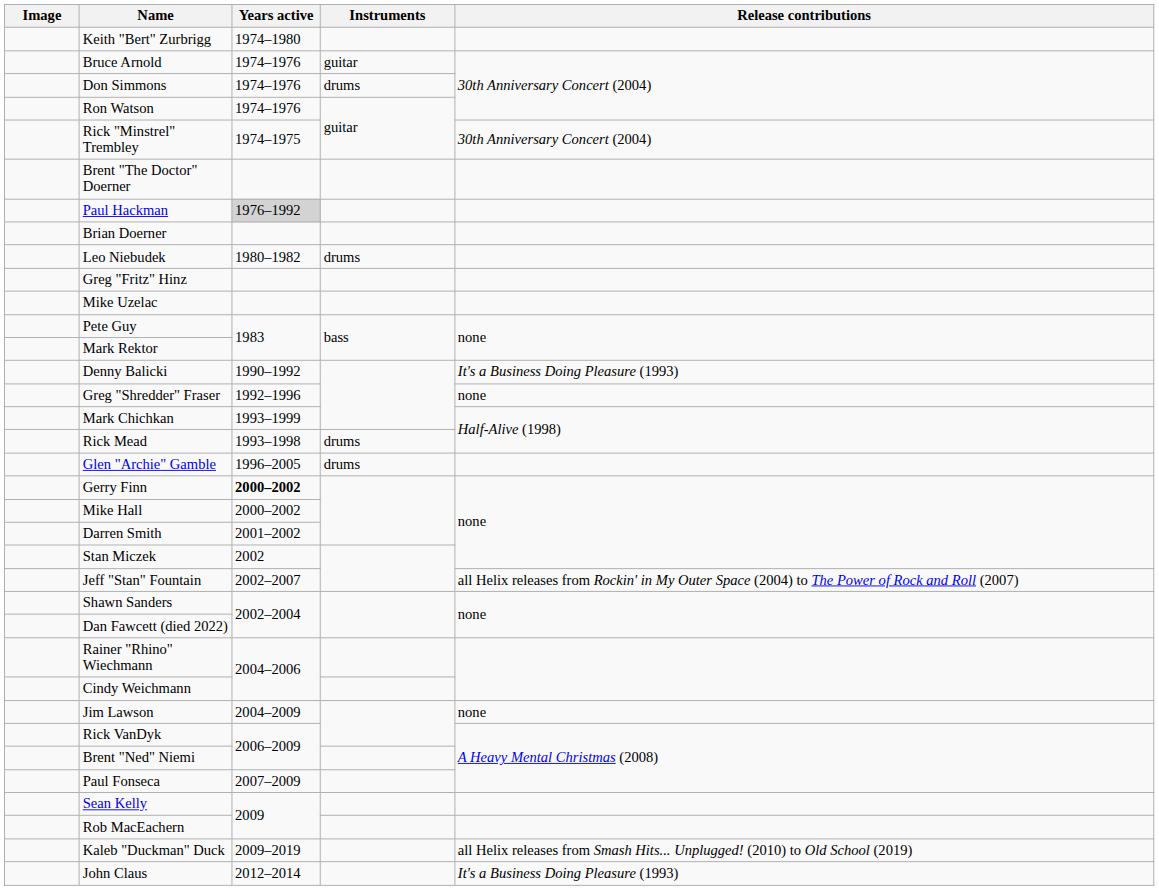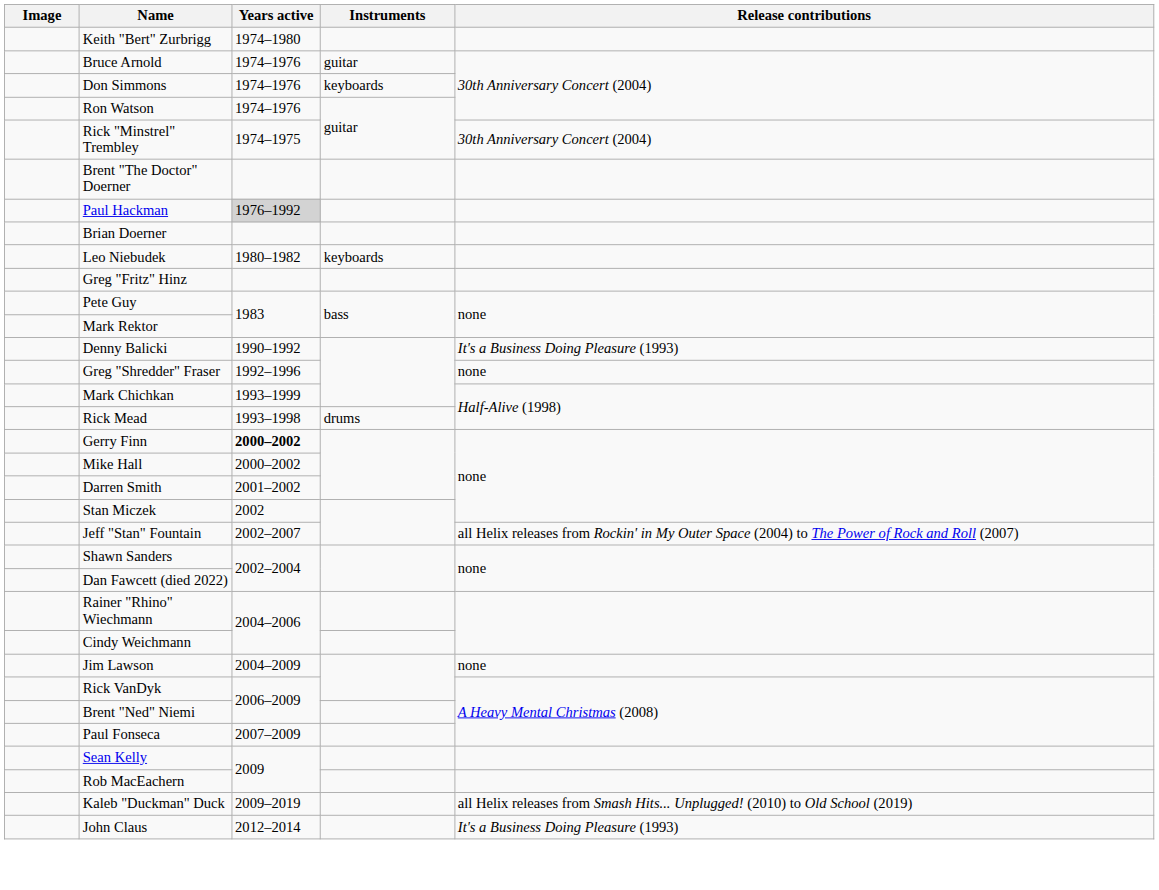(342, 85) drums -> (354, 85) keyboards
(342, 256) drums -> (354, 256) keyboards
- row: (120, 302)
- row: (149, 464)
